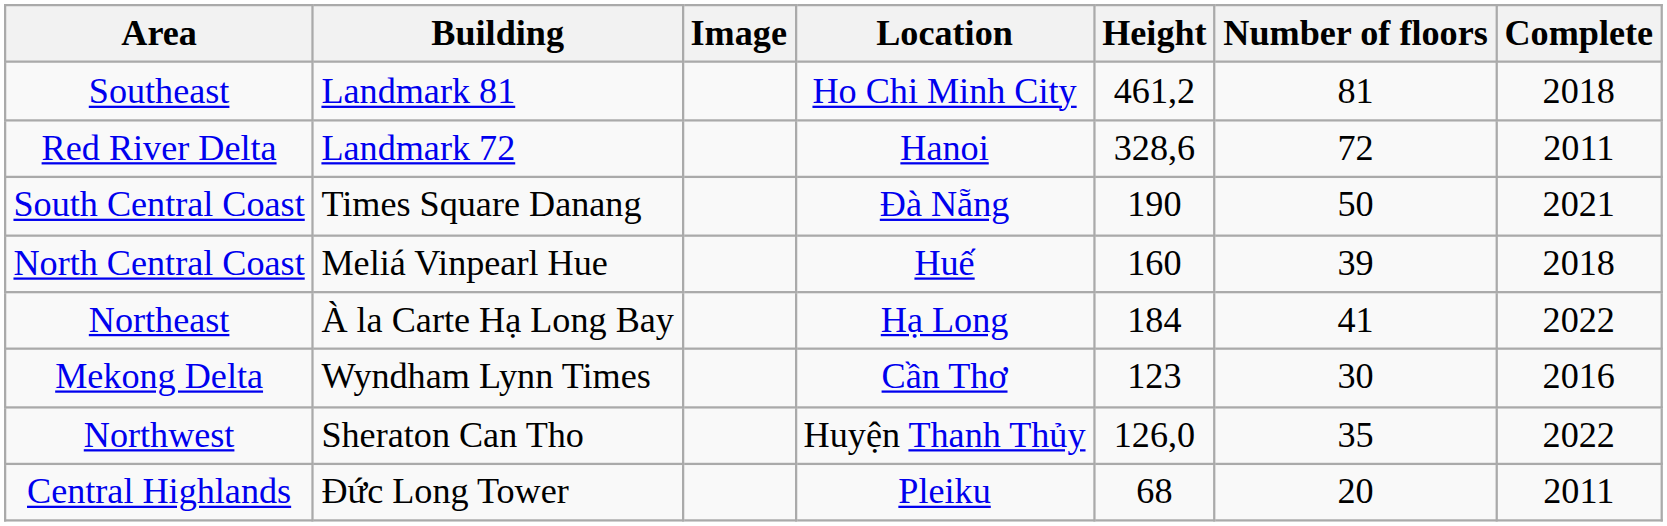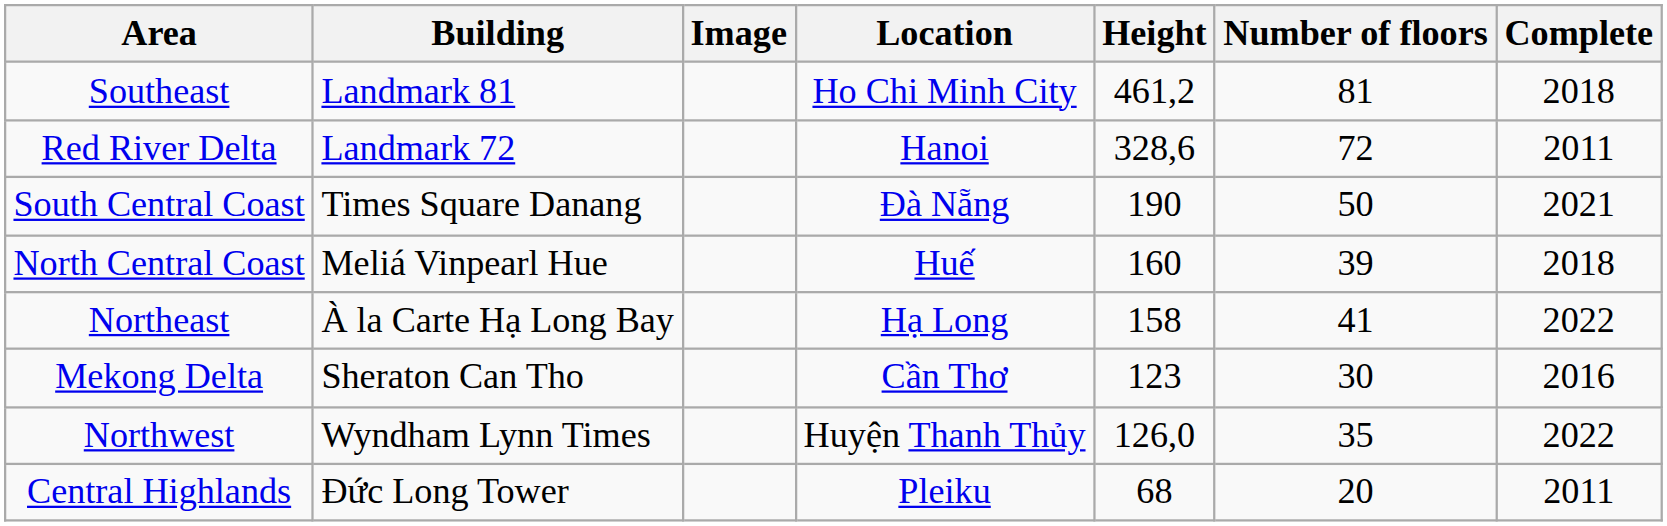(1154, 319) 184 -> (1154, 319) 158
(486, 377) Wyndham Lynn Times -> (453, 377) Sheraton Can Tho
(453, 434) Sheraton Can Tho -> (486, 434) Wyndham Lynn Times
